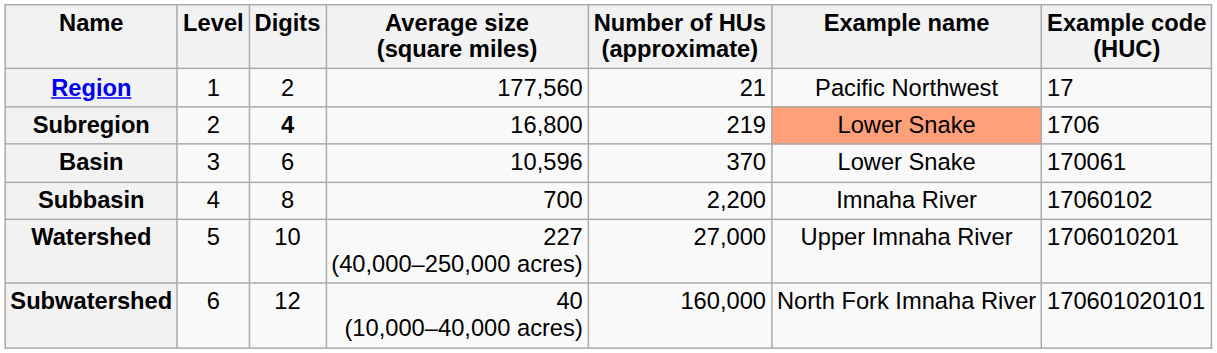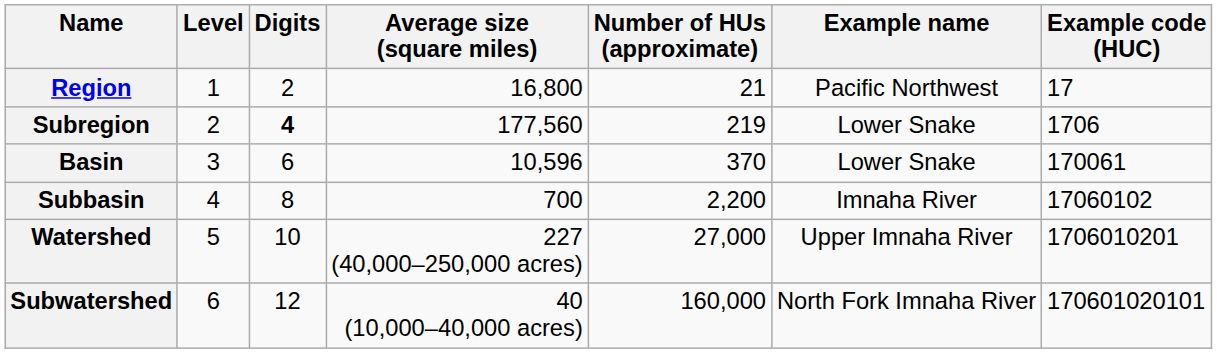(540, 87) 177,560 -> (547, 87) 16,800
(547, 125) 16,800 -> (540, 125) 177,560
(907, 125) lightsalmon background -> (907, 125) no background
